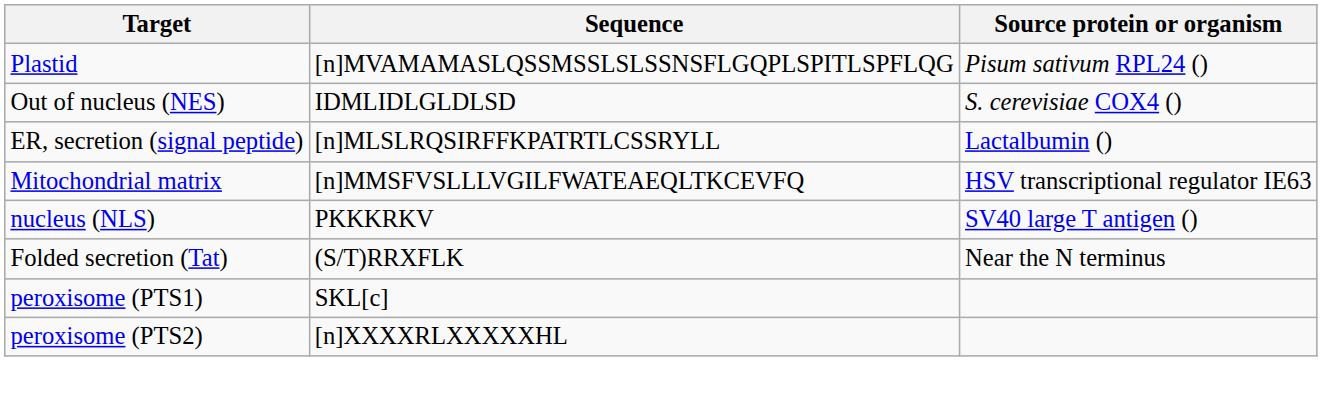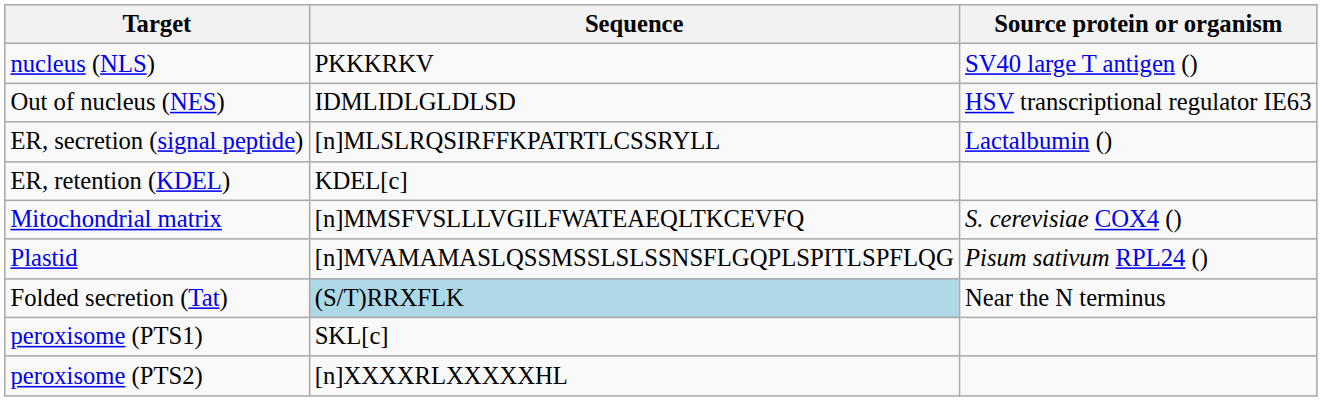rows swapped: (83, 219) <-> (44, 63)
(1073, 102) S. cerevisiae COX4 () -> (1138, 102) HSV transcriptional regulator IE63
+ row: (120, 180)
(1138, 180) HSV transcriptional regulator IE63 -> (1073, 219) S. cerevisiae COX4 ()
(389, 258) no background -> (389, 297) lightblue background
